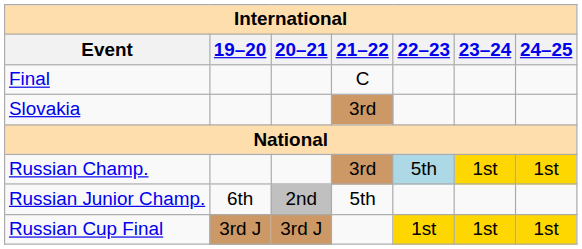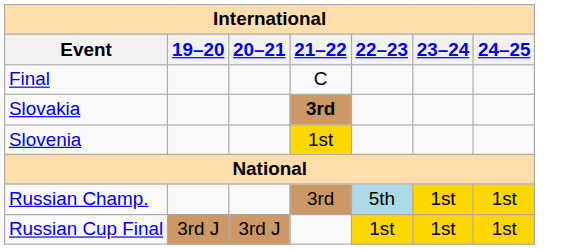(363, 109) normal -> (321, 109) bold
+ row: (45, 139)
- row: (107, 199)
